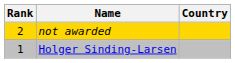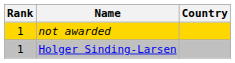(20, 31) 2 -> (20, 31) 1
